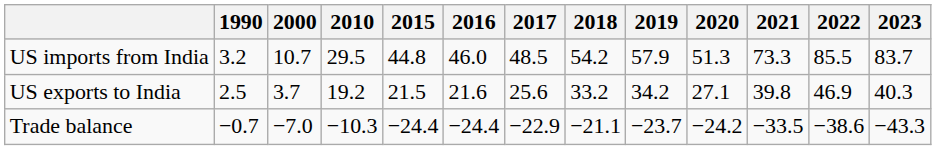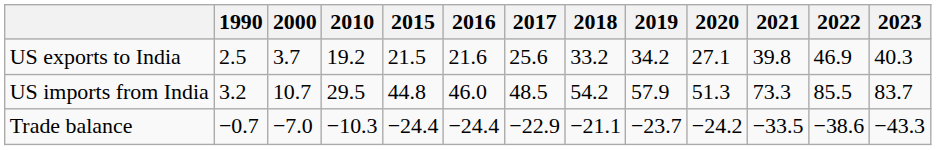rows swapped: (95, 91) <-> (109, 56)
